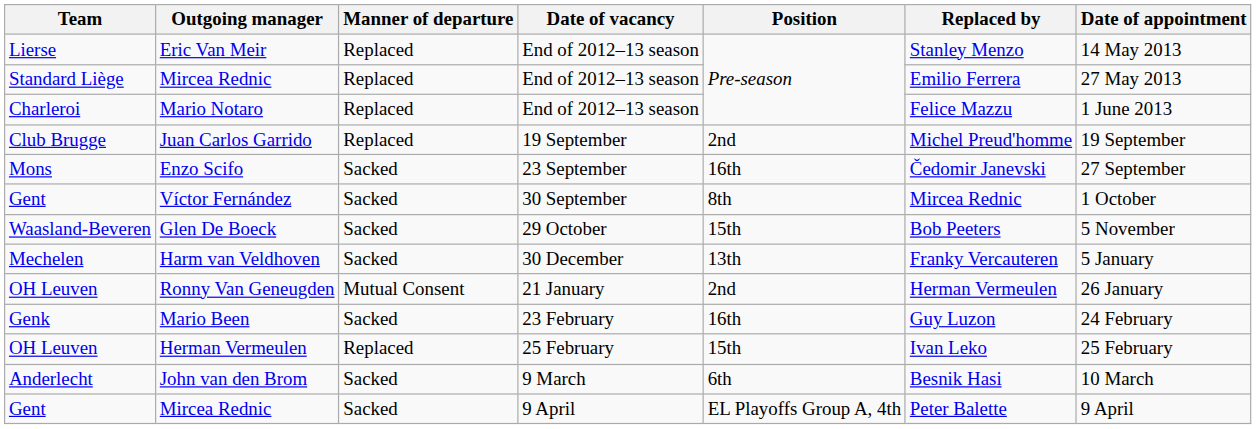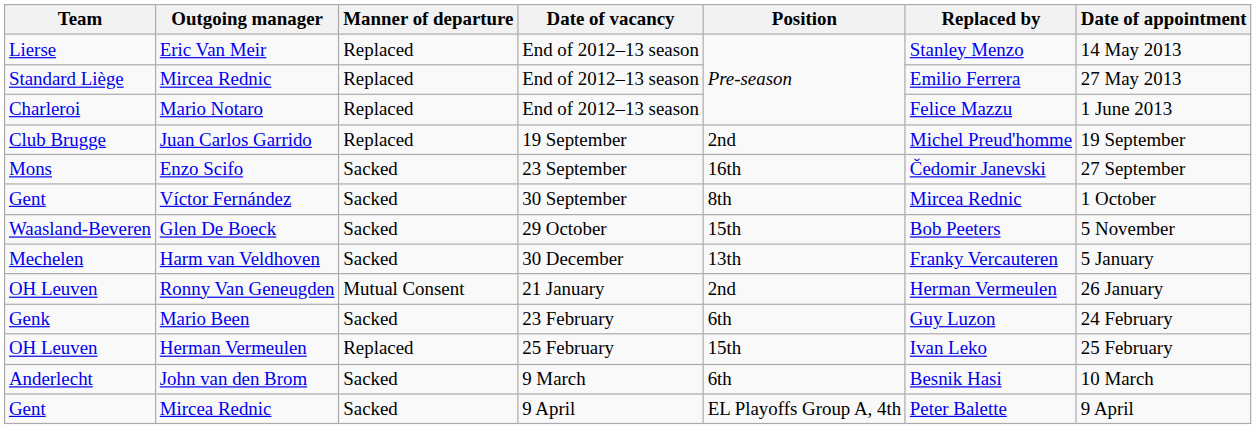(724, 318) 16th -> (720, 318) 6th
